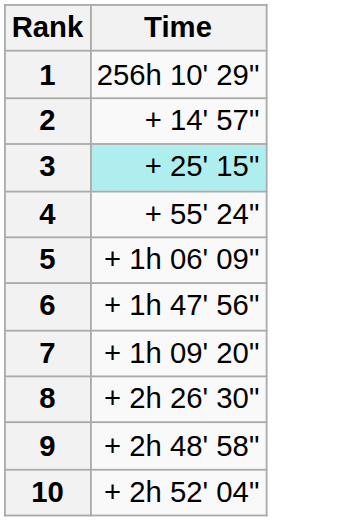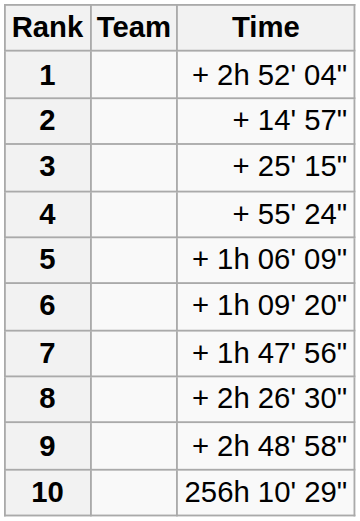+ column: (134, 27)
(178, 74) 256h 10' 29" -> (269, 74) + 2h 52' 04"
(202, 167) paleturquoise background -> (290, 167) no background
(182, 306) + 1h 47' 56" -> (269, 306) + 1h 09' 20"
(182, 352) + 1h 09' 20" -> (269, 352) + 1h 47' 56"
(182, 492) + 2h 52' 04" -> (266, 492) 256h 10' 29"
